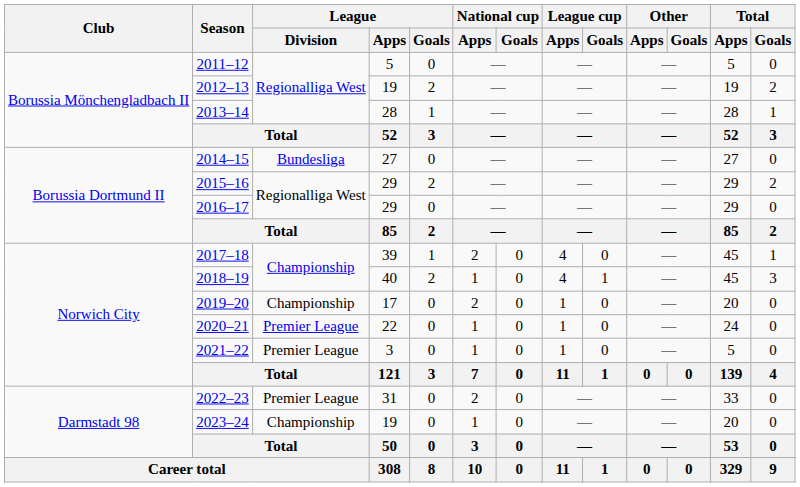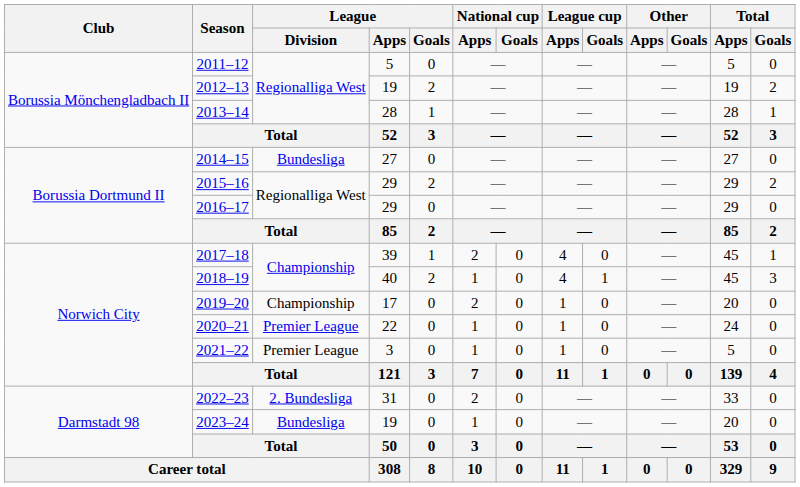(311, 398) Premier League -> (311, 398) 2. Bundesliga
(311, 421) Championship -> (311, 421) Bundesliga
